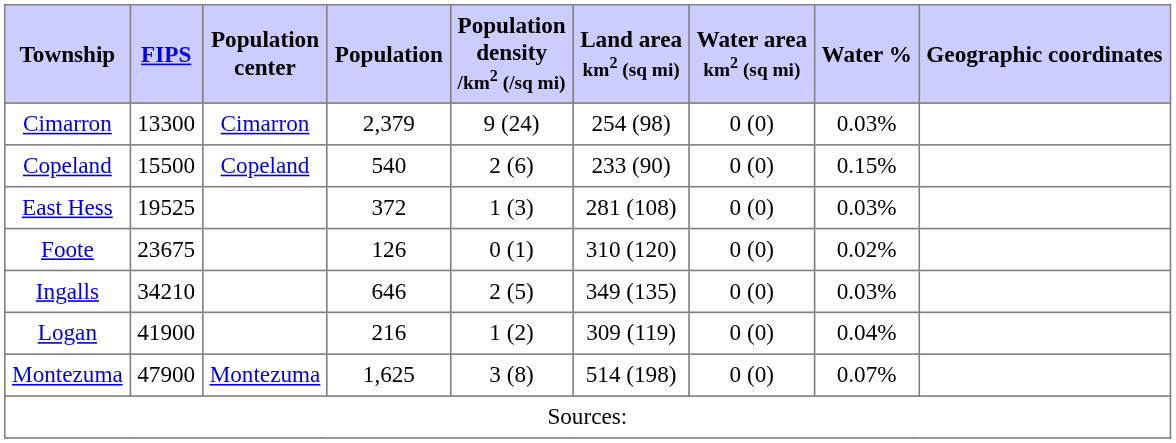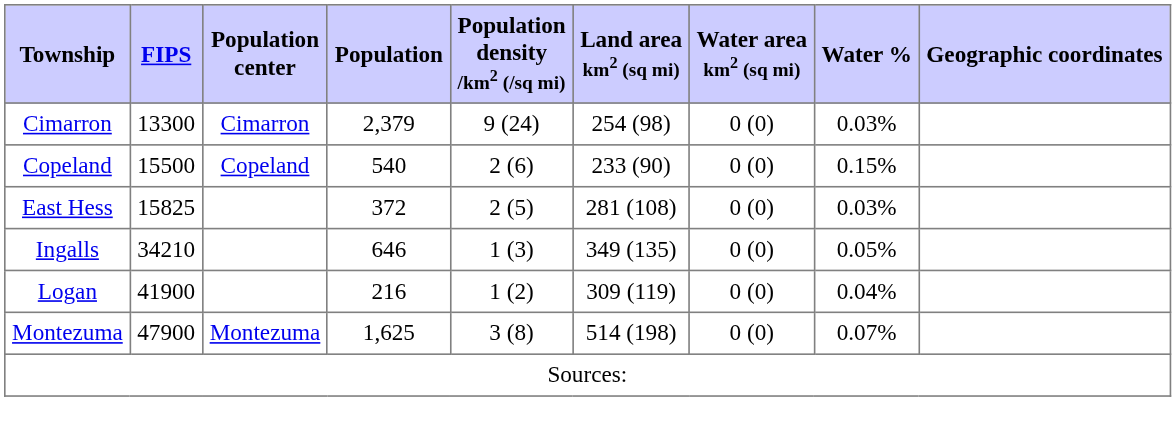(166, 207) 19525 -> (166, 207) 15825
(512, 207) 1 (3) -> (512, 207) 2 (5)
- row: (67, 249)
(512, 291) 2 (5) -> (512, 249) 1 (3)
(867, 291) 0.03% -> (867, 249) 0.05%
